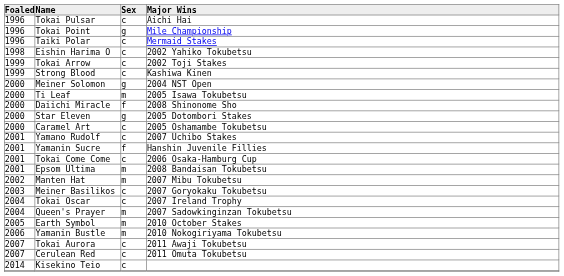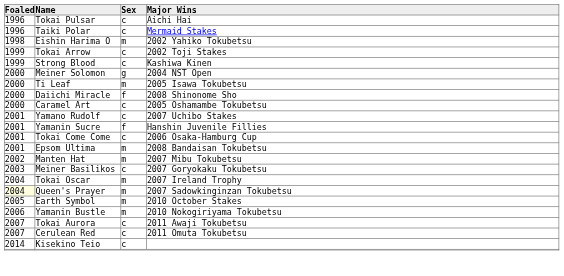- row: (63, 31)
(124, 52) c -> (124, 42) m
- row: (63, 116)
(124, 201) c -> (124, 180) m
(15, 212) no background -> (15, 191) lightyellow background
